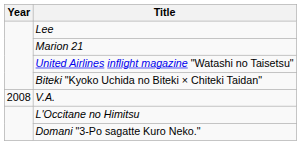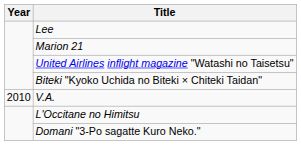(19, 98) 2008 -> (19, 98) 2010
